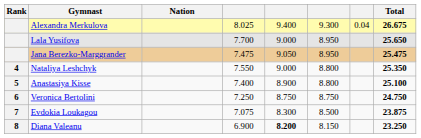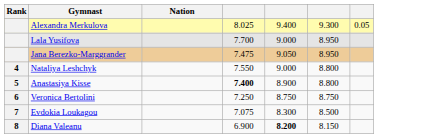- column: (395, 11)
(362, 25) 0.04 -> (362, 25) 0.05
(244, 83) normal -> (244, 83) bold
